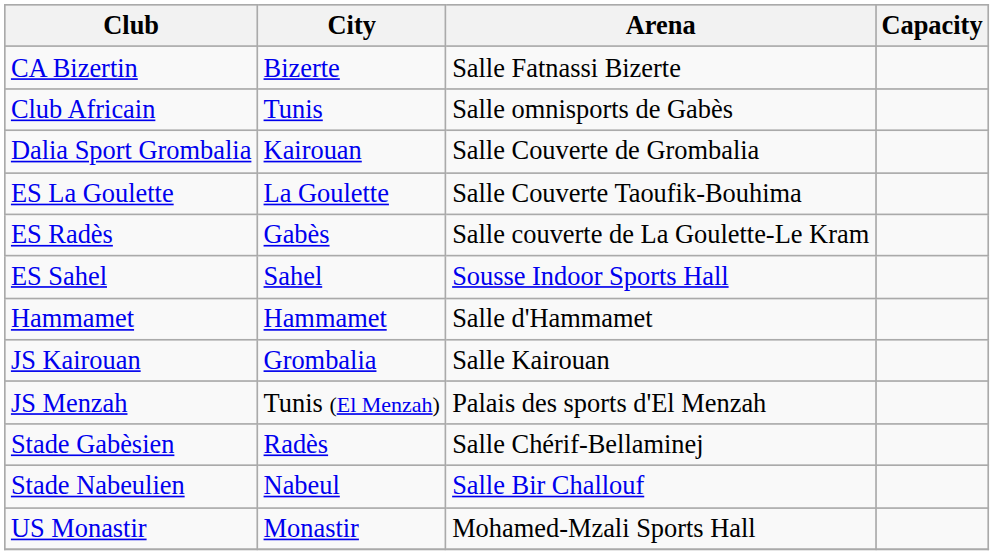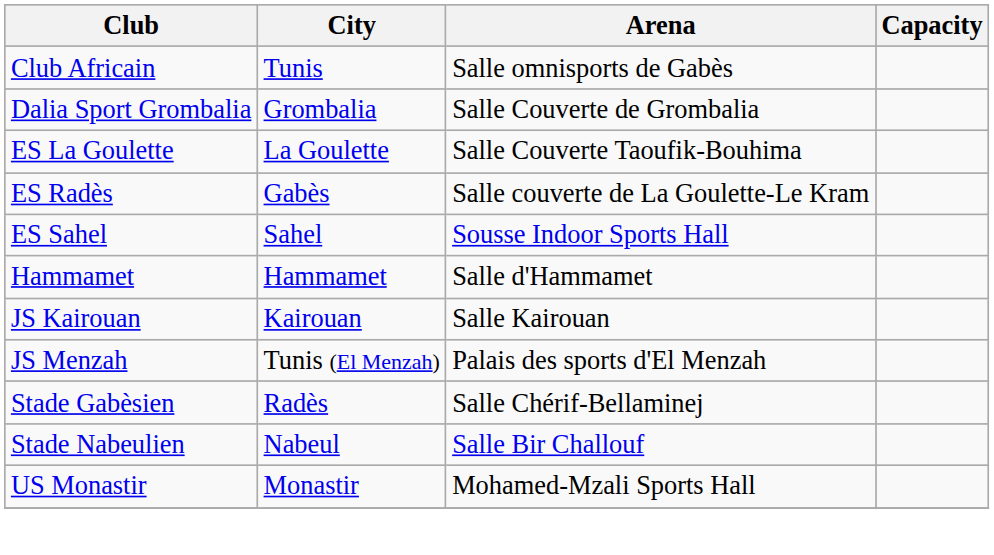- row: (74, 67)
(313, 151) Kairouan -> (320, 109) Grombalia
(320, 360) Grombalia -> (313, 318) Kairouan
